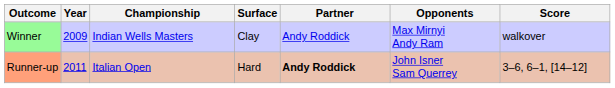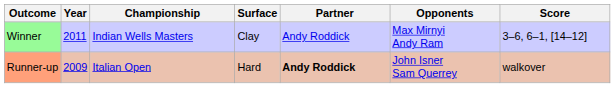(75, 36) 2009 -> (75, 36) 2011
(524, 36) walkover -> (545, 36) 3–6, 6–1, [14–12]
(75, 66) 2011 -> (75, 66) 2009
(545, 66) 3–6, 6–1, [14–12] -> (524, 66) walkover
